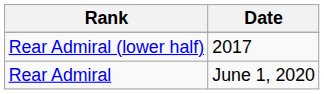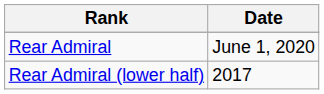rows swapped: (106, 46) <-> (60, 74)
